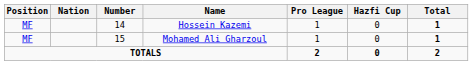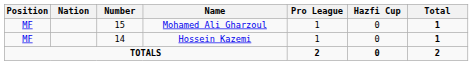rows swapped: (215, 26) <-> (215, 40)
